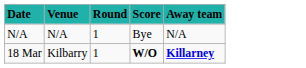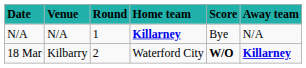+ column: (162, 14)
(96, 53) 1 -> (96, 53) 2
